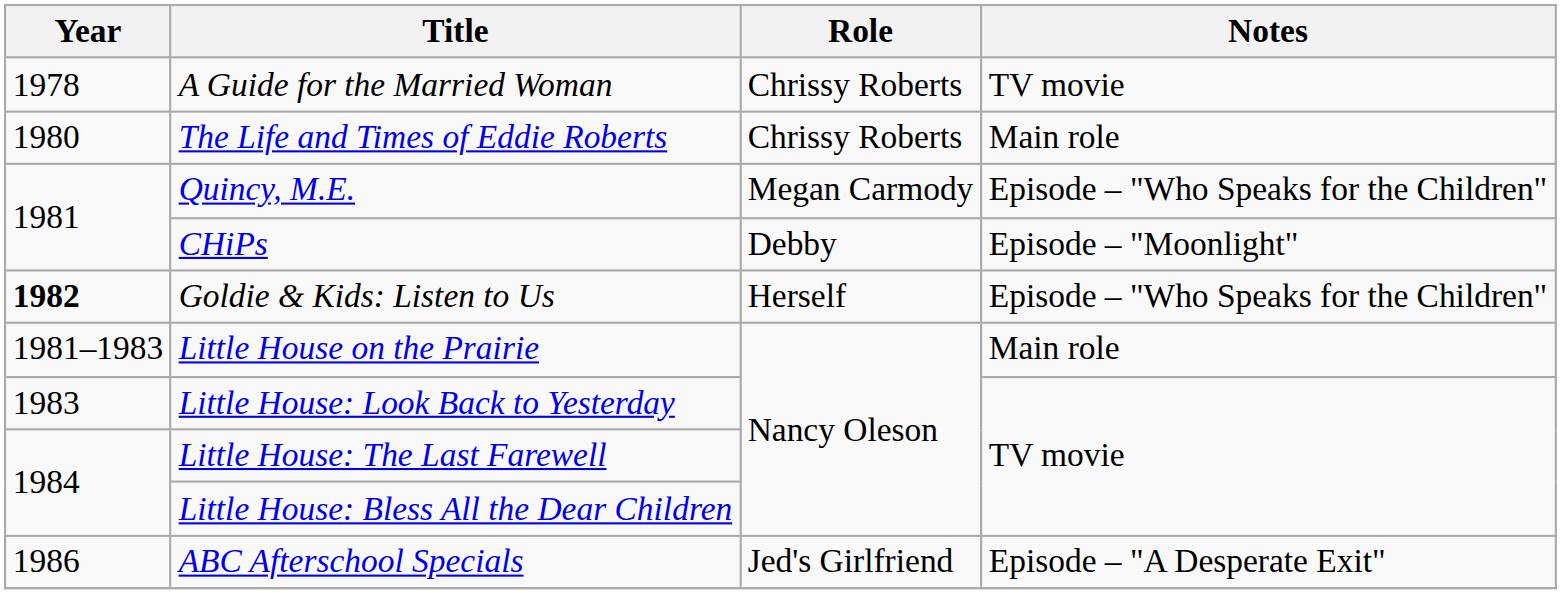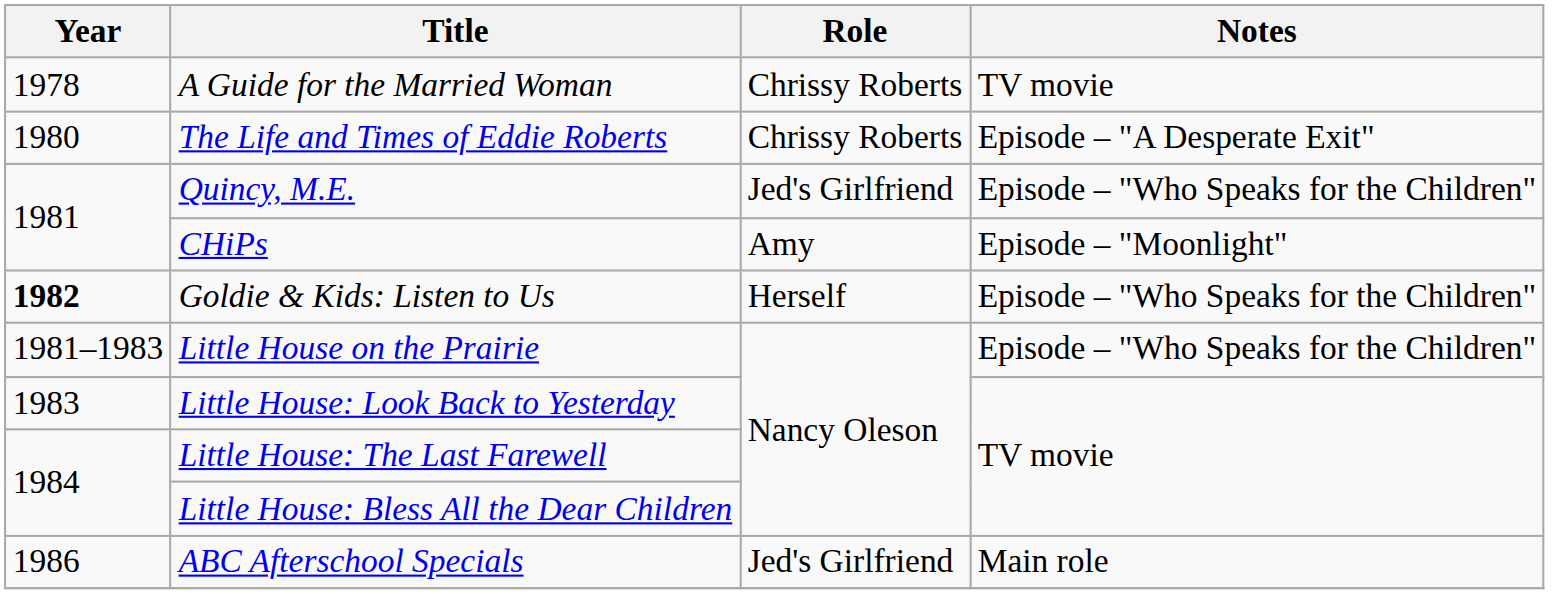(1054, 137) Main role -> (1176, 137) Episode – "A Desperate Exit"
(860, 190) Megan Carmody -> (850, 190) Jed's Girlfriend
(792, 243) Debby -> (781, 243) Amy
(1054, 349) Main role -> (1257, 349) Episode – "Who Speaks for the Children"
(1187, 561) Episode – "A Desperate Exit" -> (1043, 561) Main role
